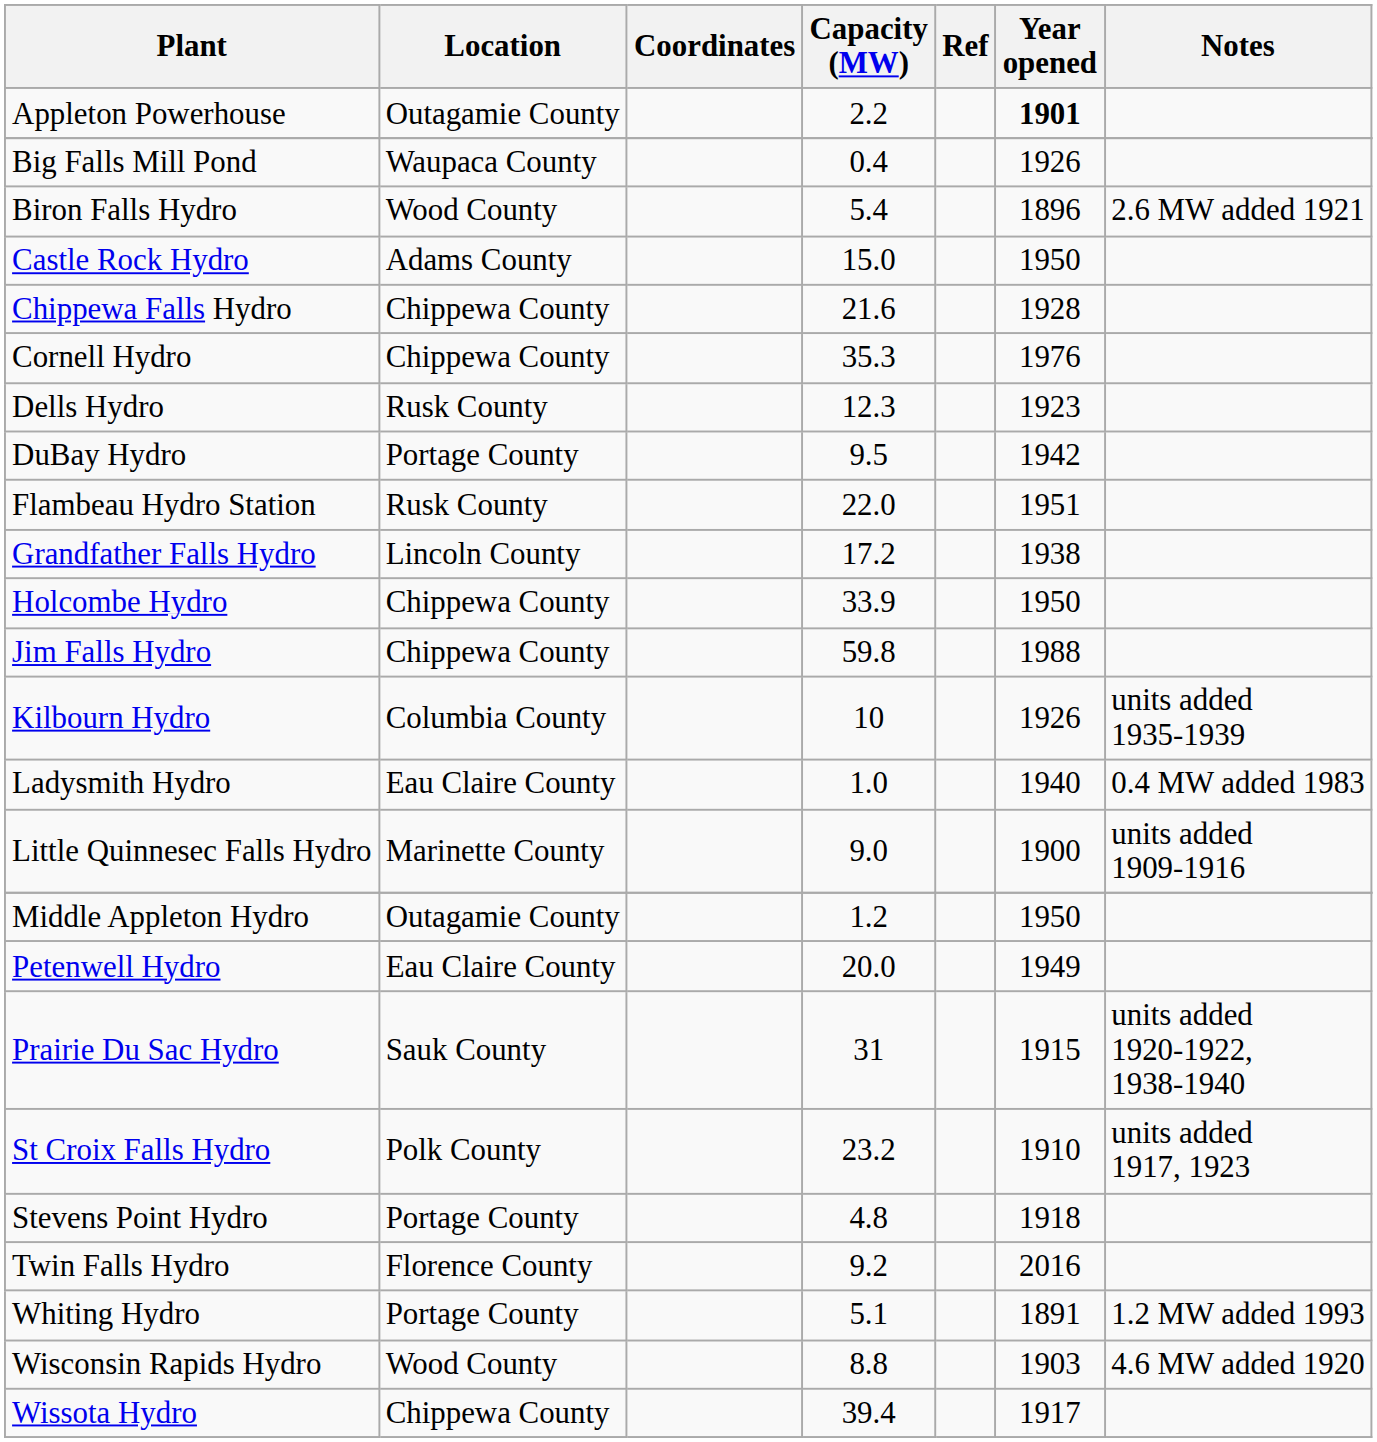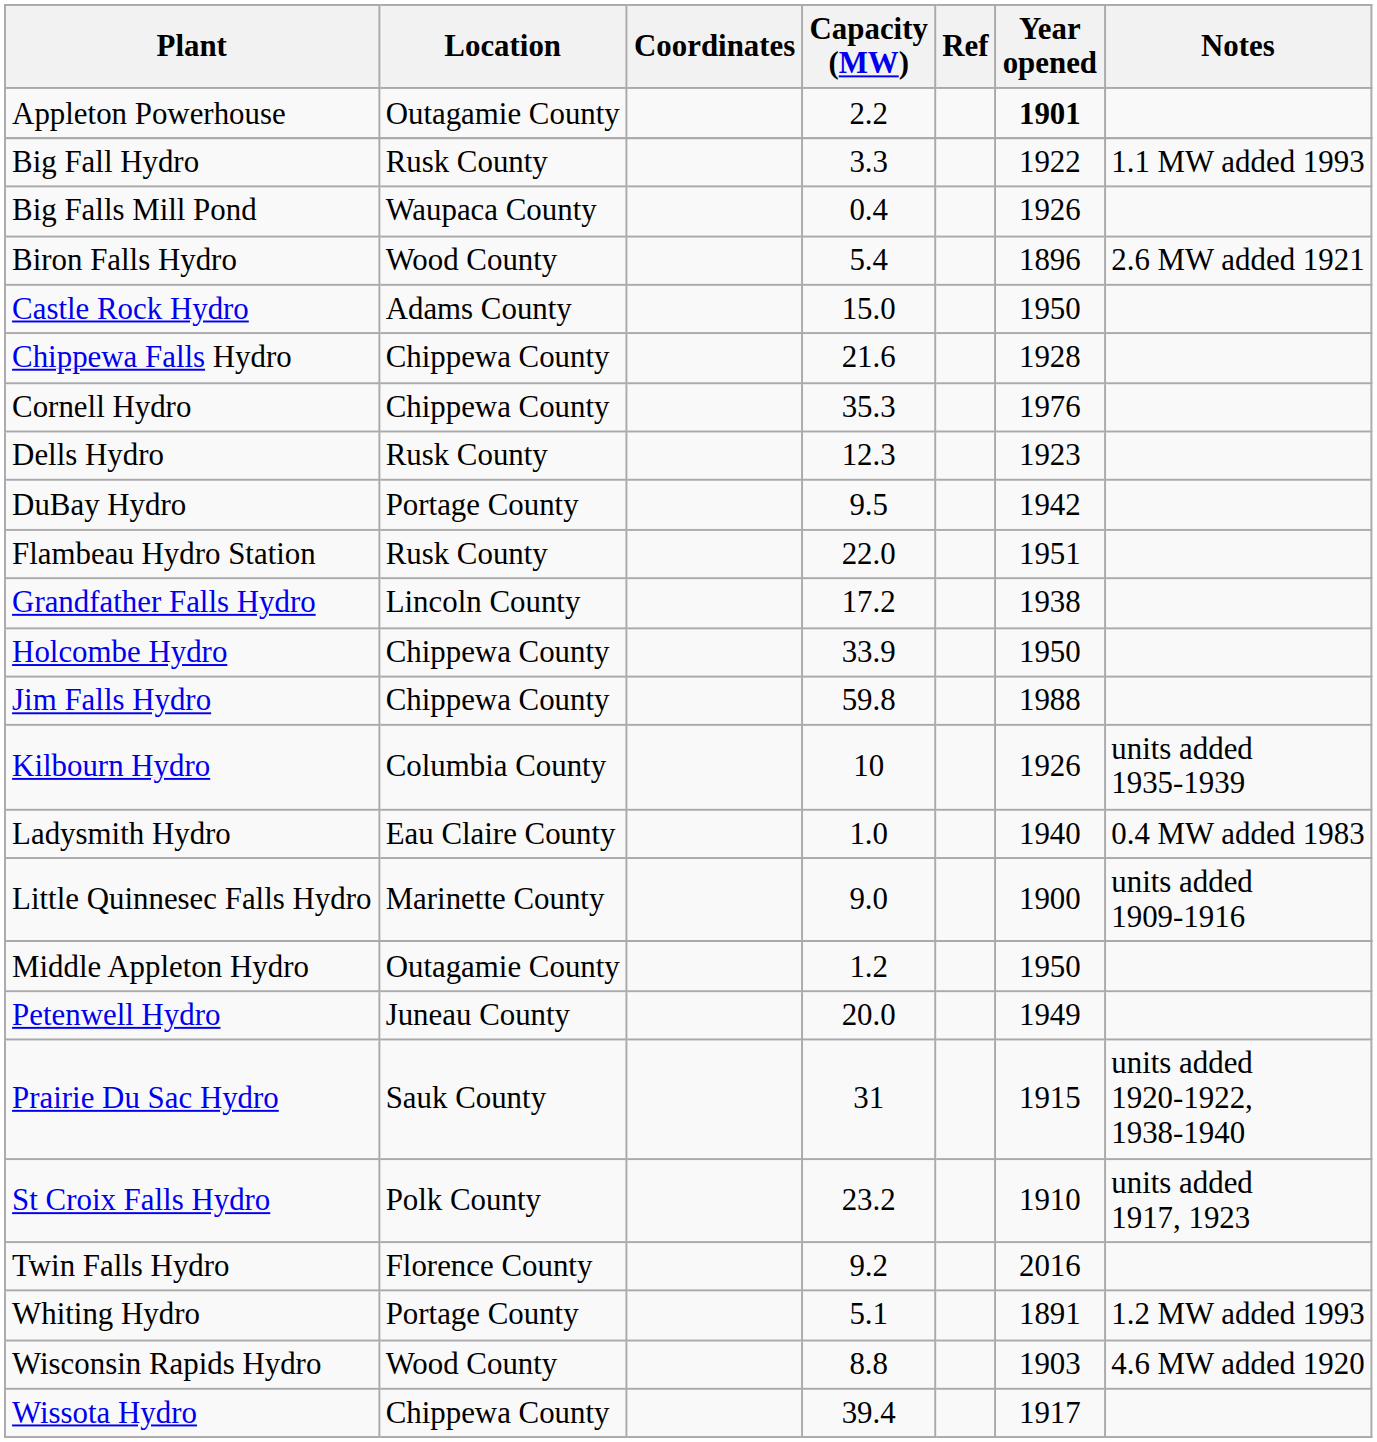+ row: (106, 161)
(501, 965) Eau Claire County -> (478, 1014) Juneau County
- row: (140, 1216)
